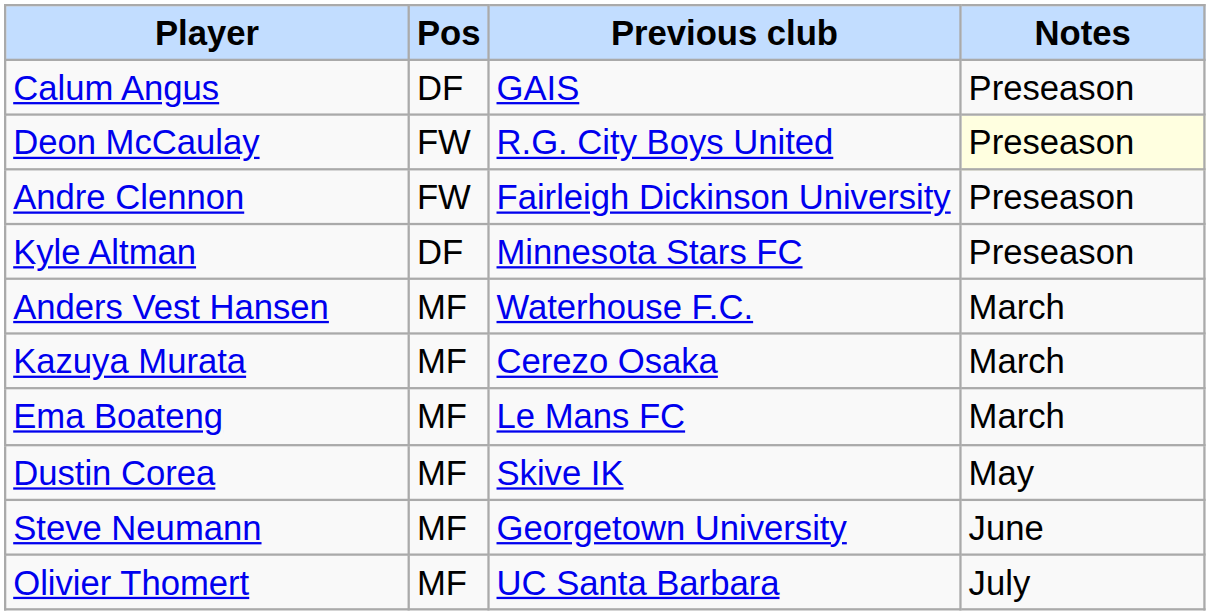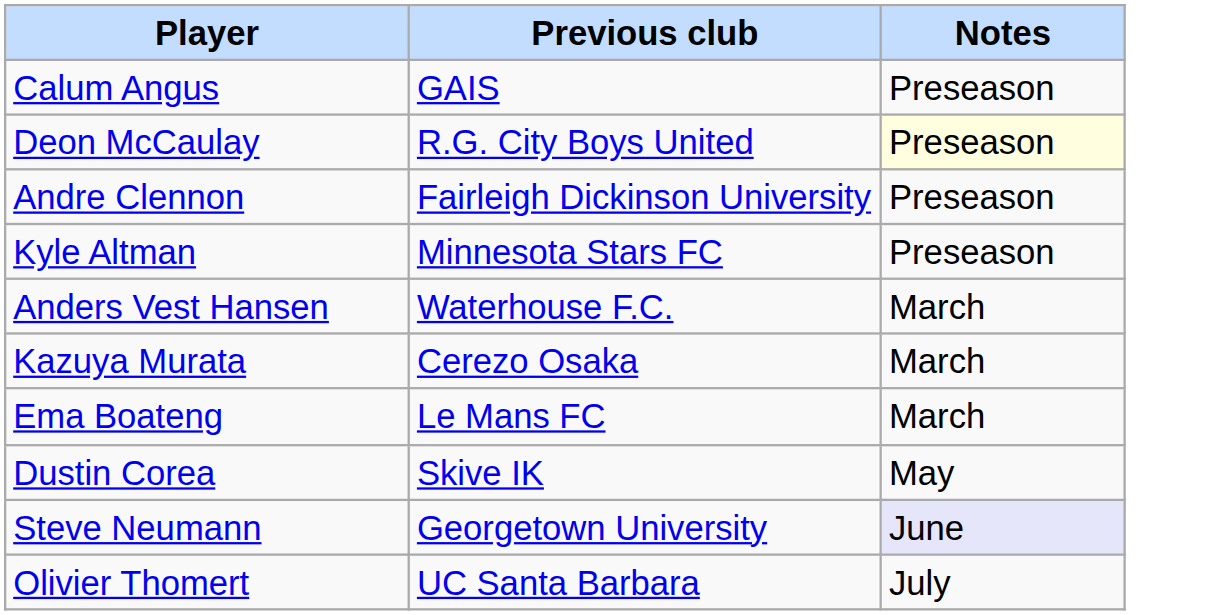- column: (449, 33)
(1006, 527) no background -> (927, 527) lavender background
